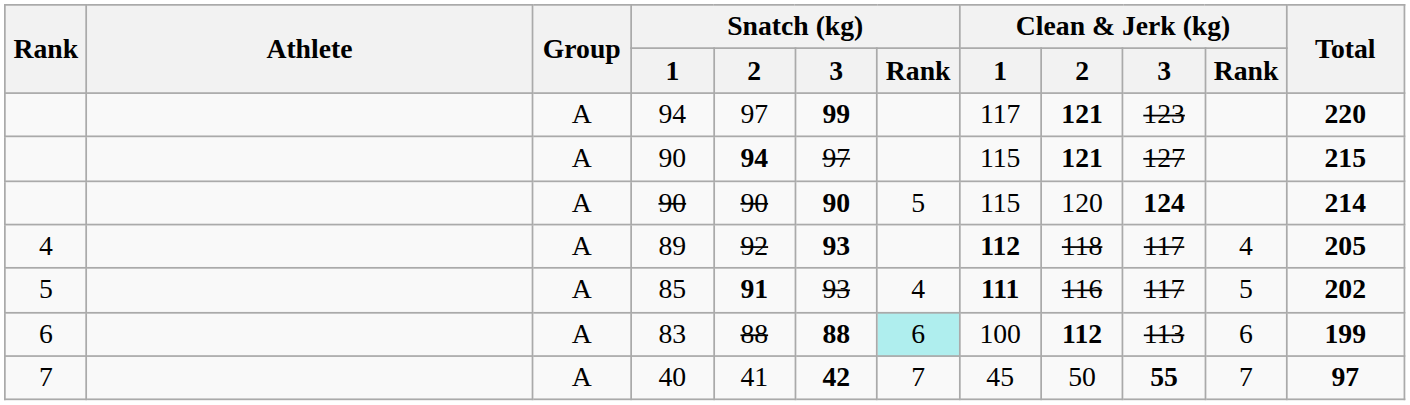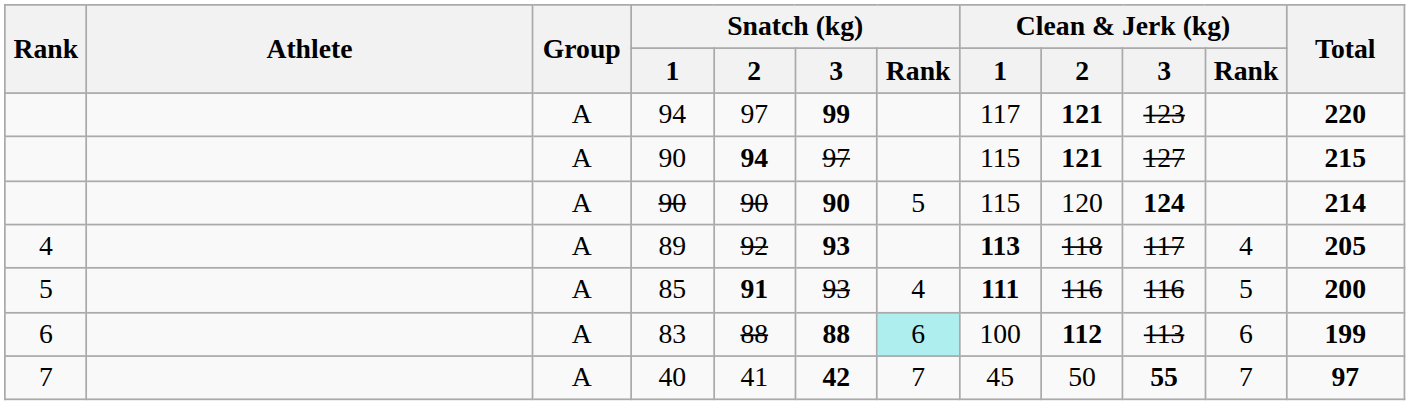(1000, 245) 112 -> (1000, 245) 113
(1164, 289) 117 -> (1164, 289) 116
(1345, 289) 202 -> (1345, 289) 200
